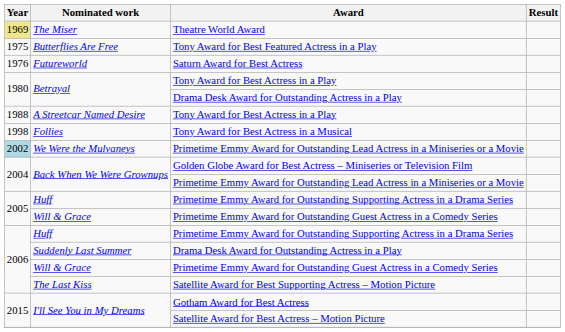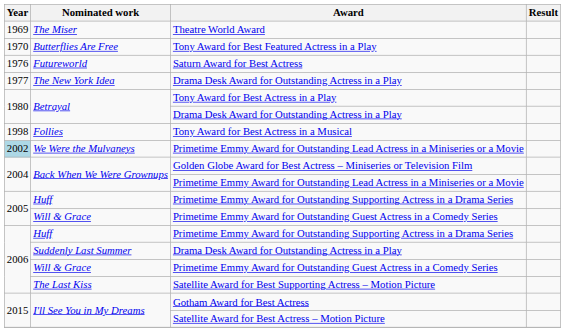(18, 30) khaki background -> (18, 30) no background
(18, 47) 1975 -> (18, 47) 1970
+ row: (74, 81)
- row: (89, 115)
